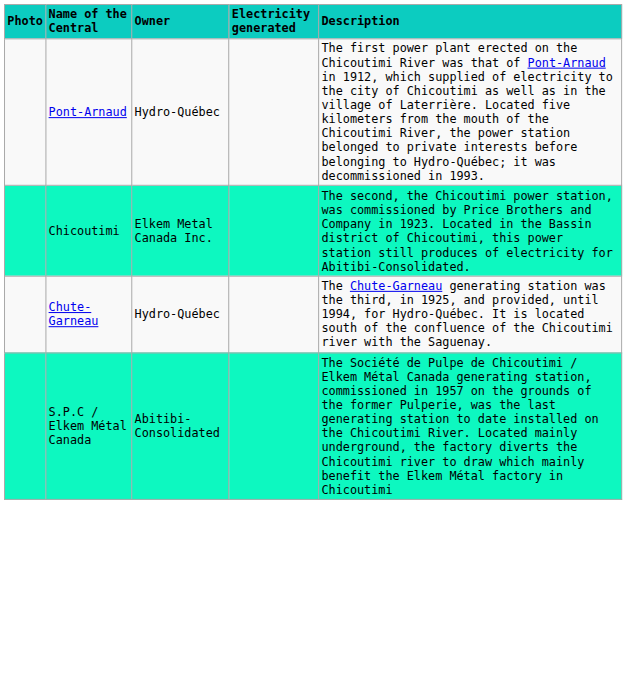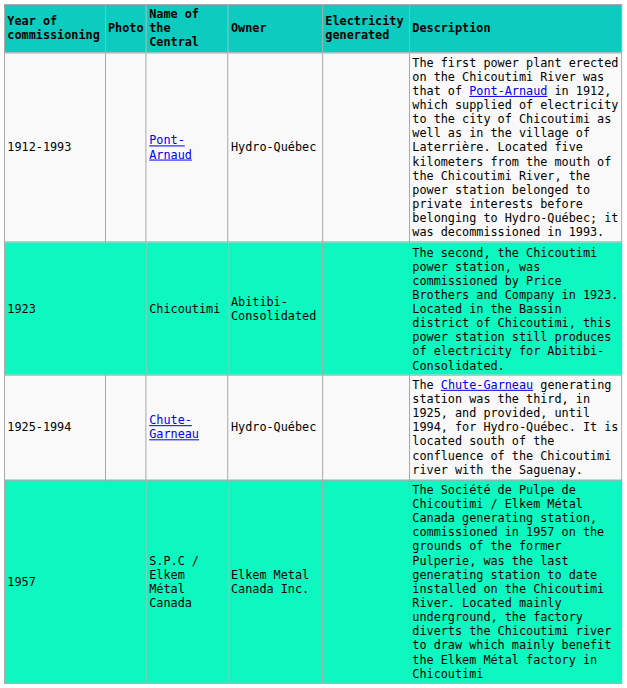+ column: (54, 28)
(174, 231) Elkem Metal Canada Inc. -> (274, 308) Abitibi-Consolidated
(177, 426) Abitibi-Consolidated -> (270, 581) Elkem Metal Canada Inc.
